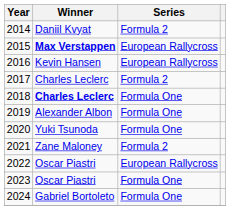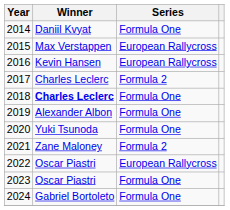(144, 29) Formula 2 -> (150, 29) Formula One
(75, 46) bold -> (73, 46) normal
